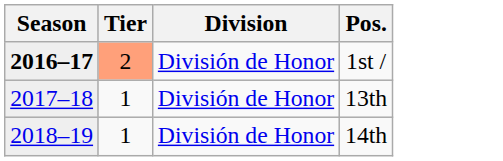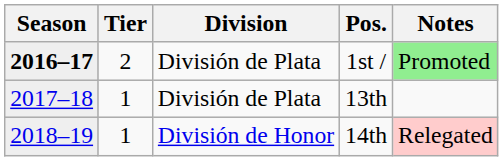+ column: (445, 23)
(125, 60) lightsalmon background -> (125, 60) no background
(246, 60) División de Honor -> (239, 60) División de Plata
(246, 98) División de Honor -> (239, 98) División de Plata
